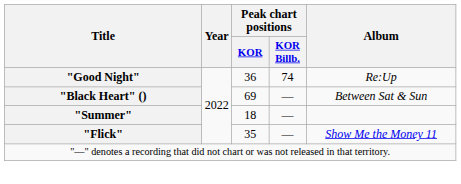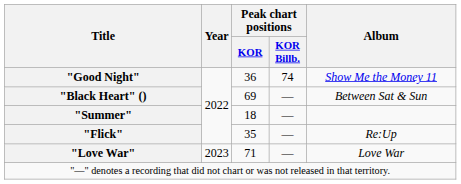(381, 77) Re:Up -> (381, 77) Show Me the Money 11
(381, 134) Show Me the Money 11 -> (381, 134) Re:Up
+ row: (103, 153)
